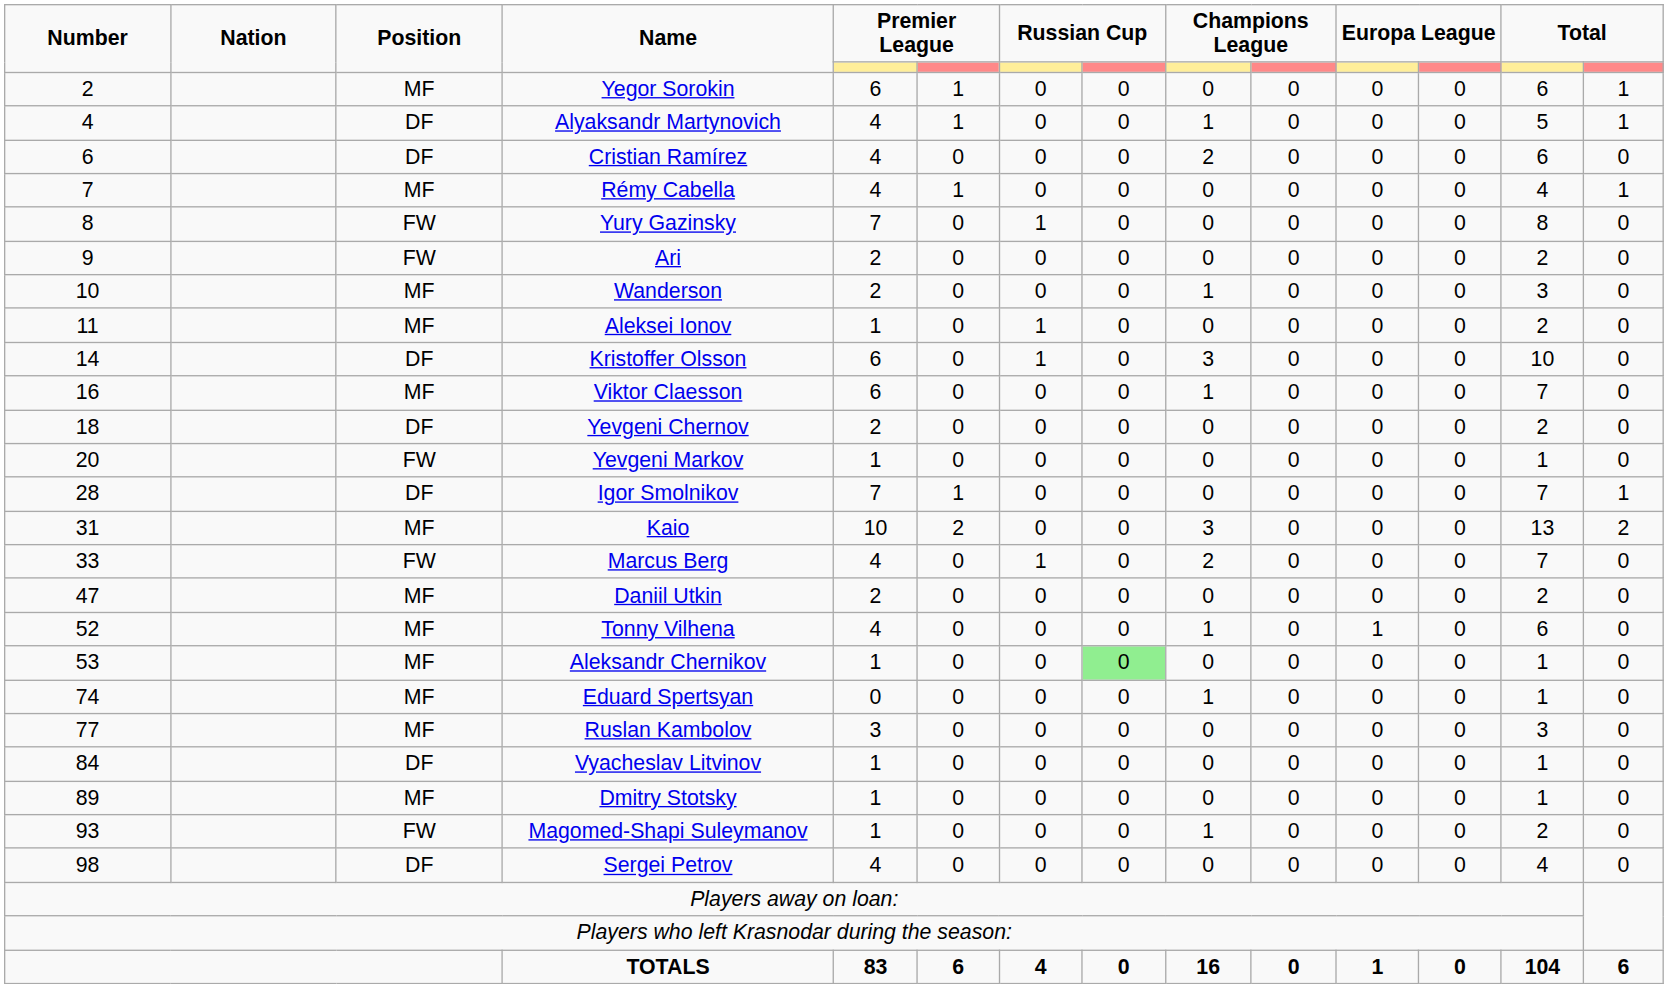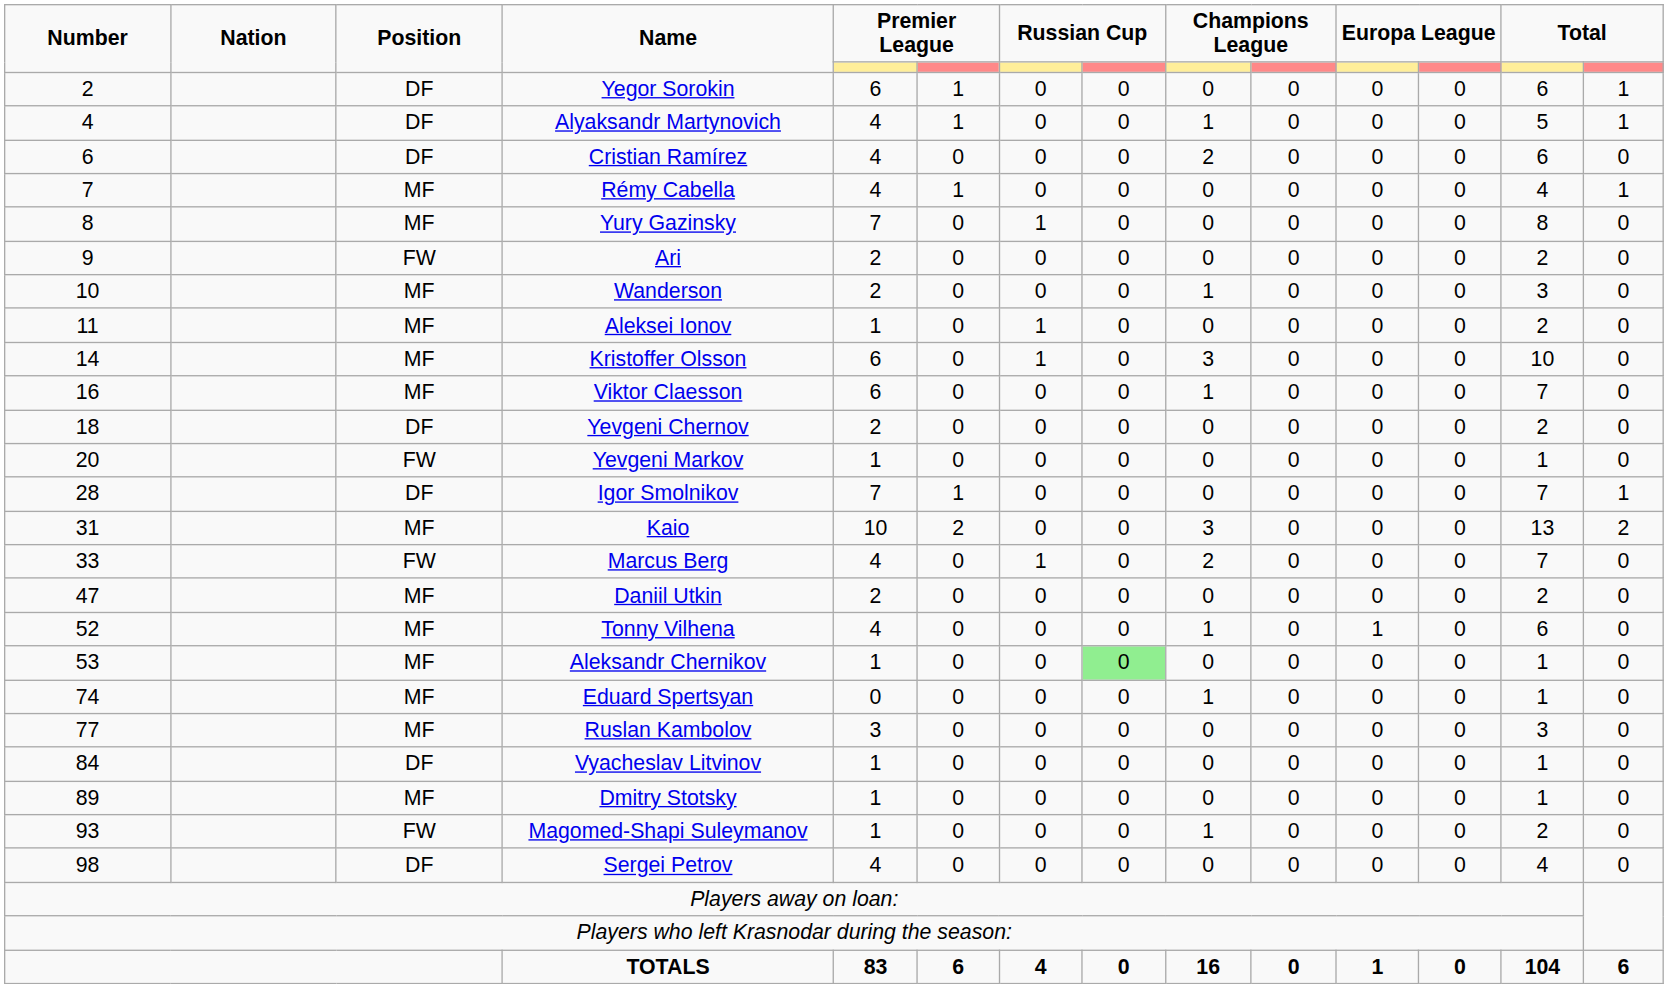(419, 88) MF -> (419, 88) DF
(419, 223) FW -> (419, 223) MF
(419, 358) DF -> (419, 358) MF
